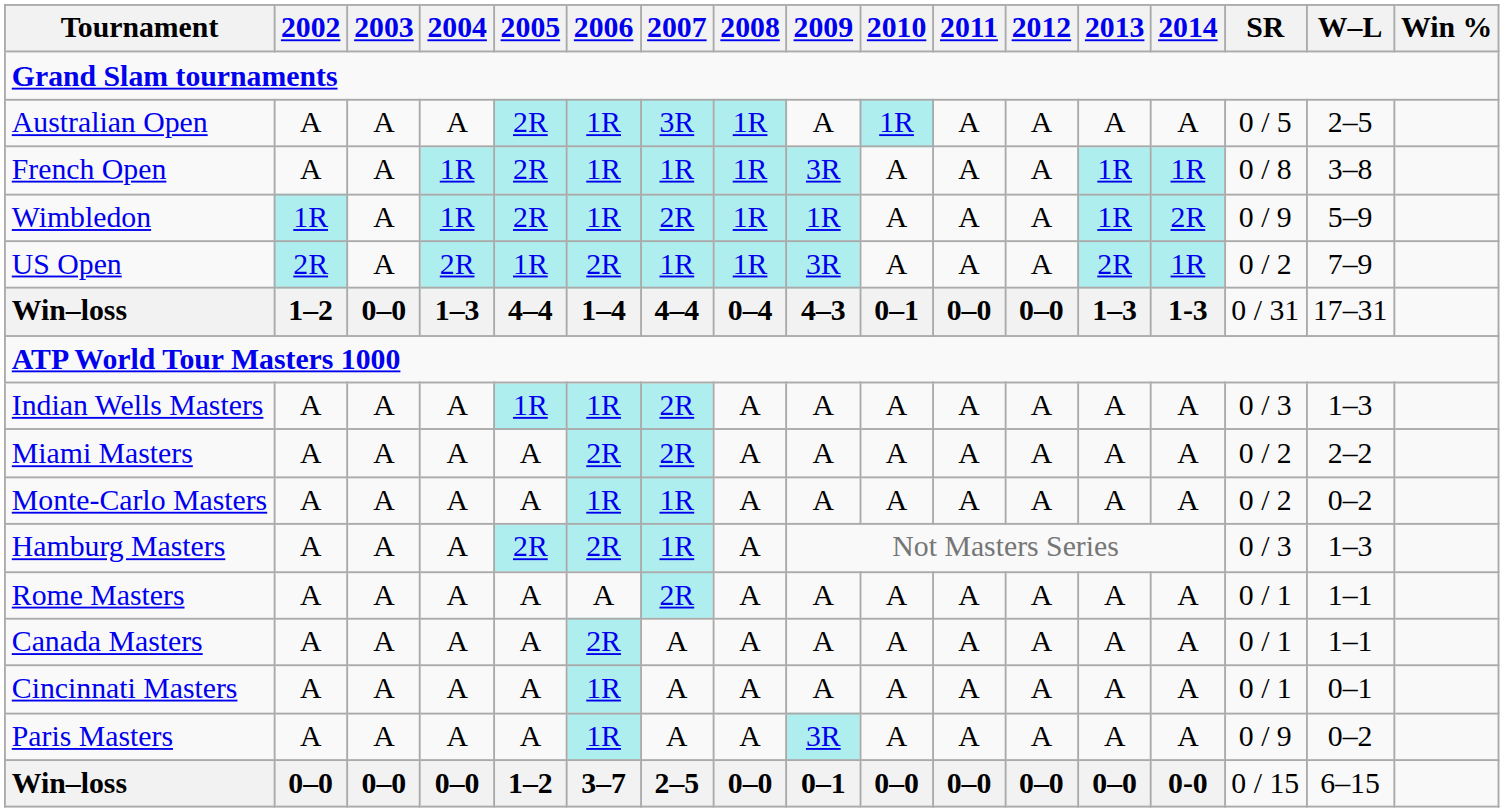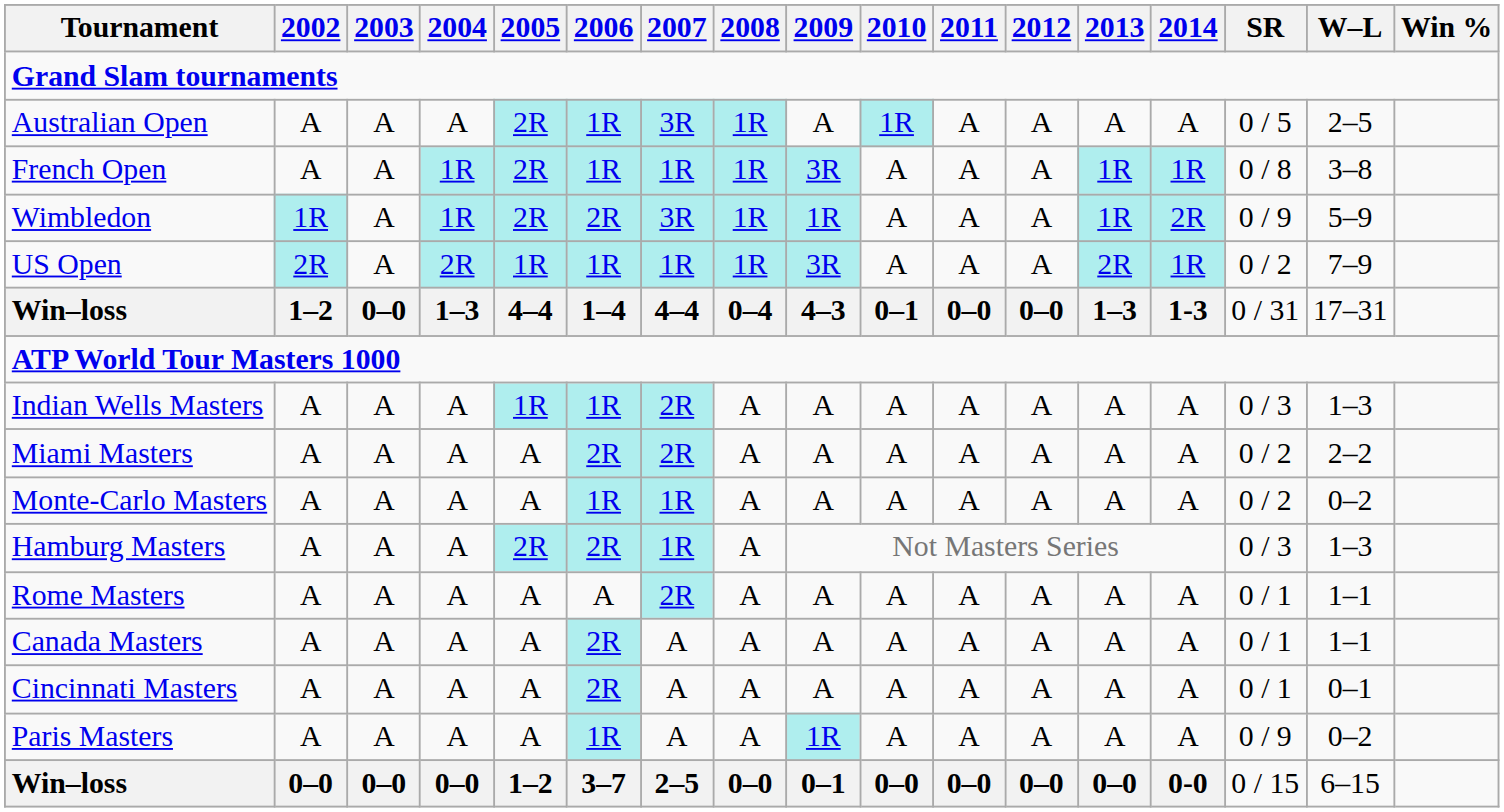(604, 216) 1R -> (604, 216) 2R
(677, 216) 2R -> (677, 216) 3R
(604, 264) 2R -> (604, 264) 1R
(604, 688) 1R -> (604, 688) 2R
(823, 736) 3R -> (823, 736) 1R
